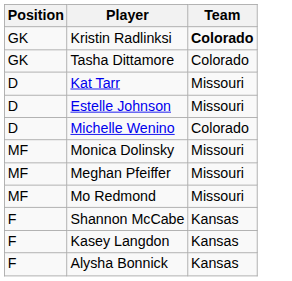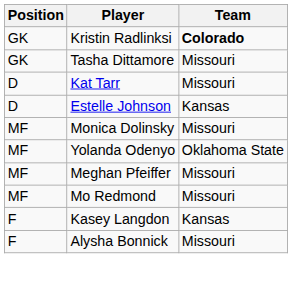(220, 60) Colorado -> (208, 60) Missouri
(218, 106) Missouri -> (206, 106) Kansas
- row: (123, 128)
+ row: (123, 151)
- row: (127, 219)
(215, 264) Kansas -> (208, 241) Missouri
